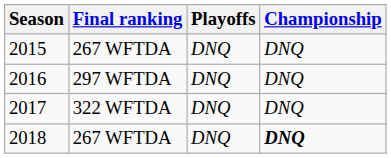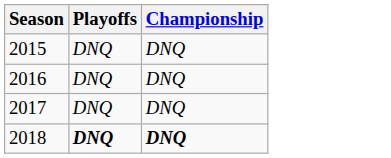- column: (128, 19)
(211, 138) normal -> (93, 138) bold
